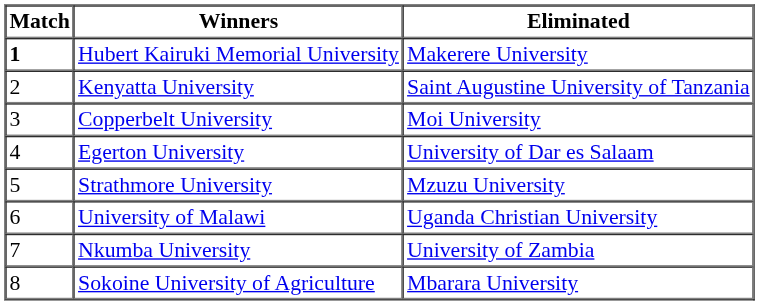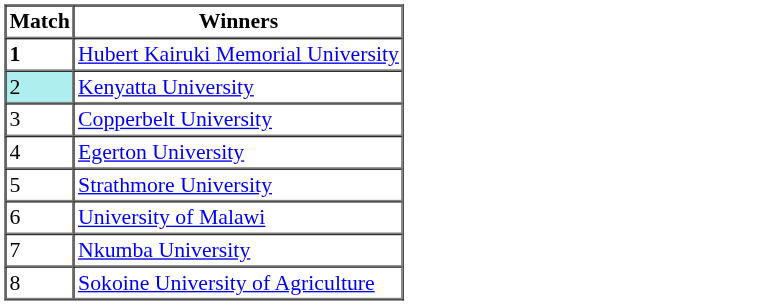- column: (578, 21)
(15, 86) no background -> (15, 86) paleturquoise background
